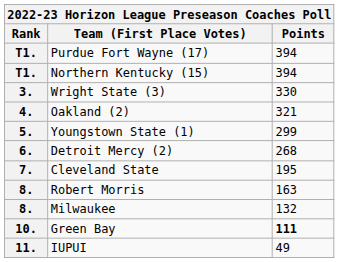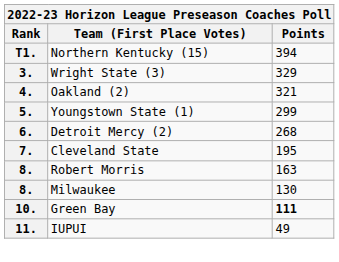- row: (130, 53)
(286, 92) 330 -> (286, 73) 329
(286, 209) 132 -> (286, 190) 130
